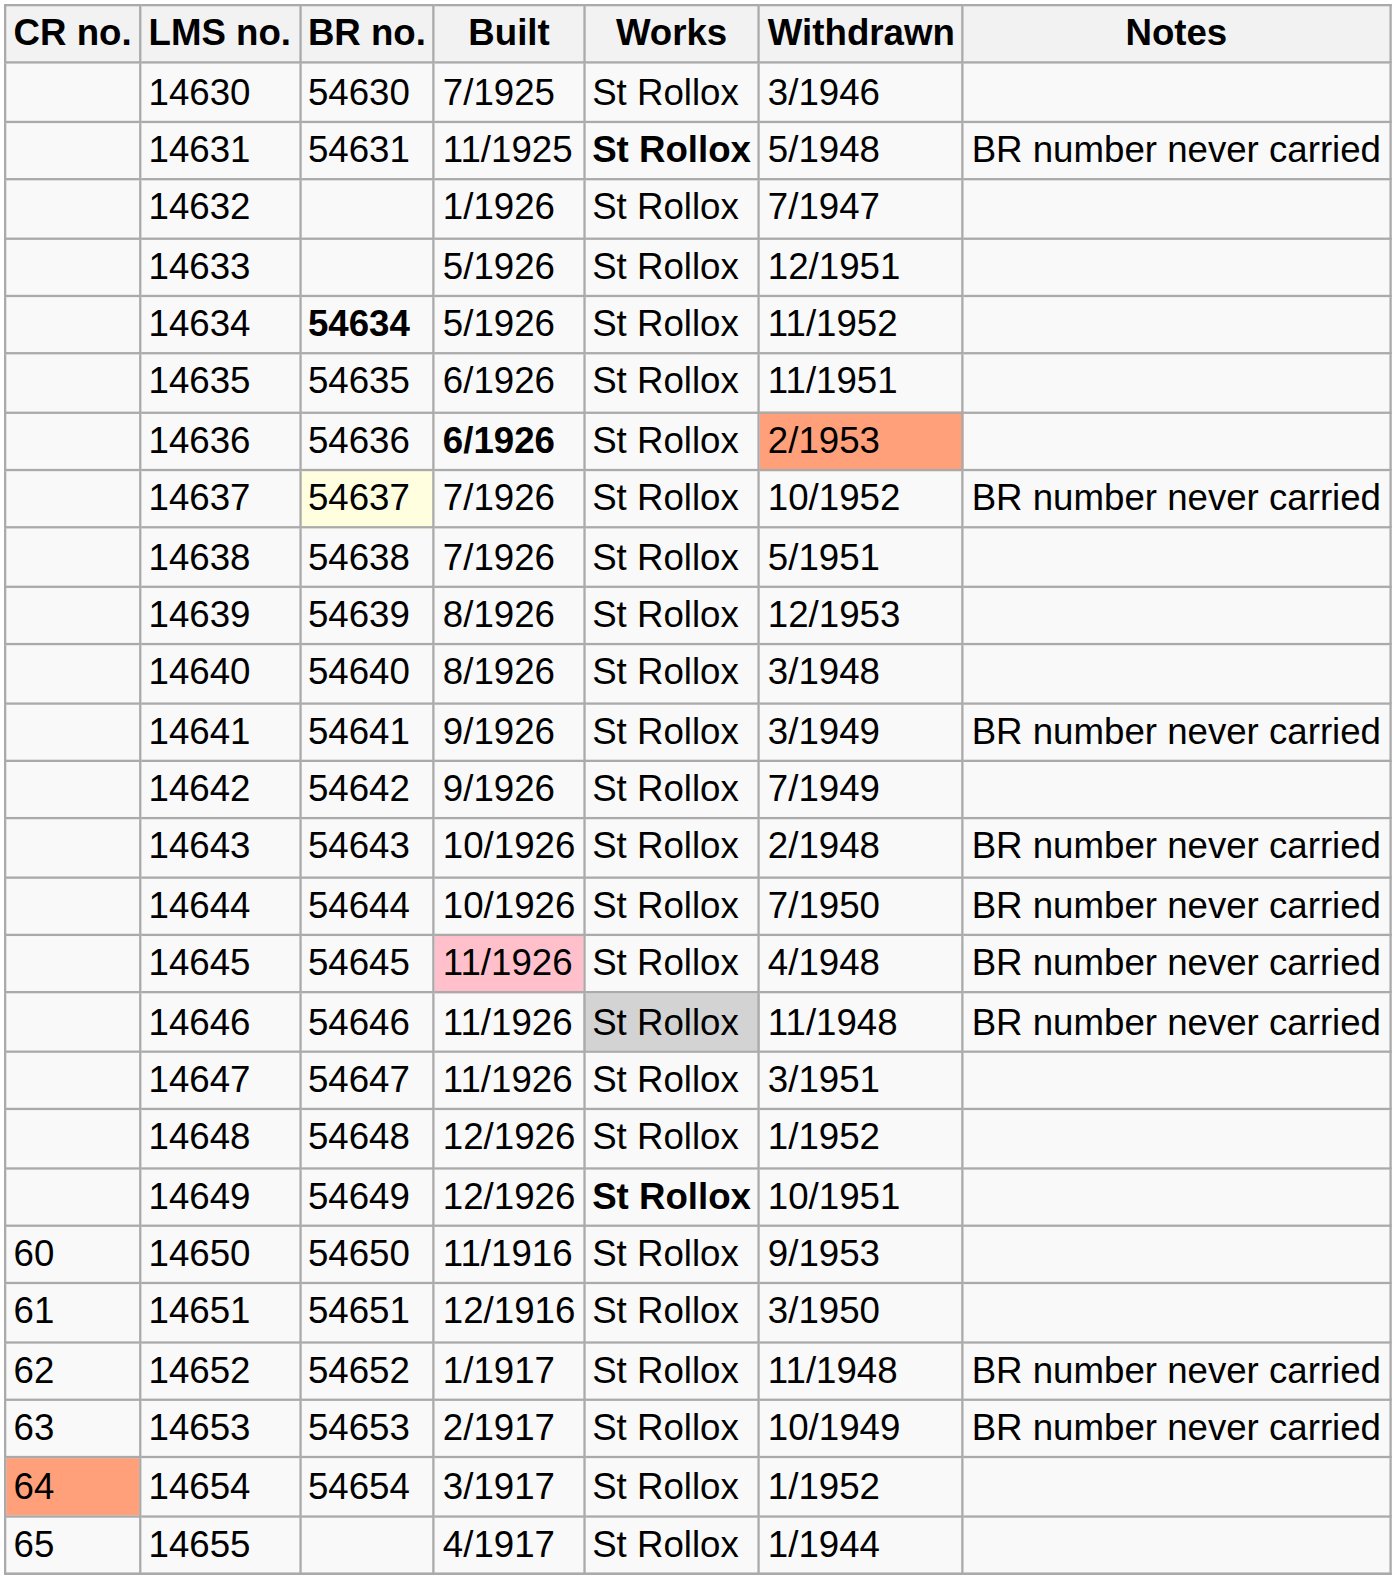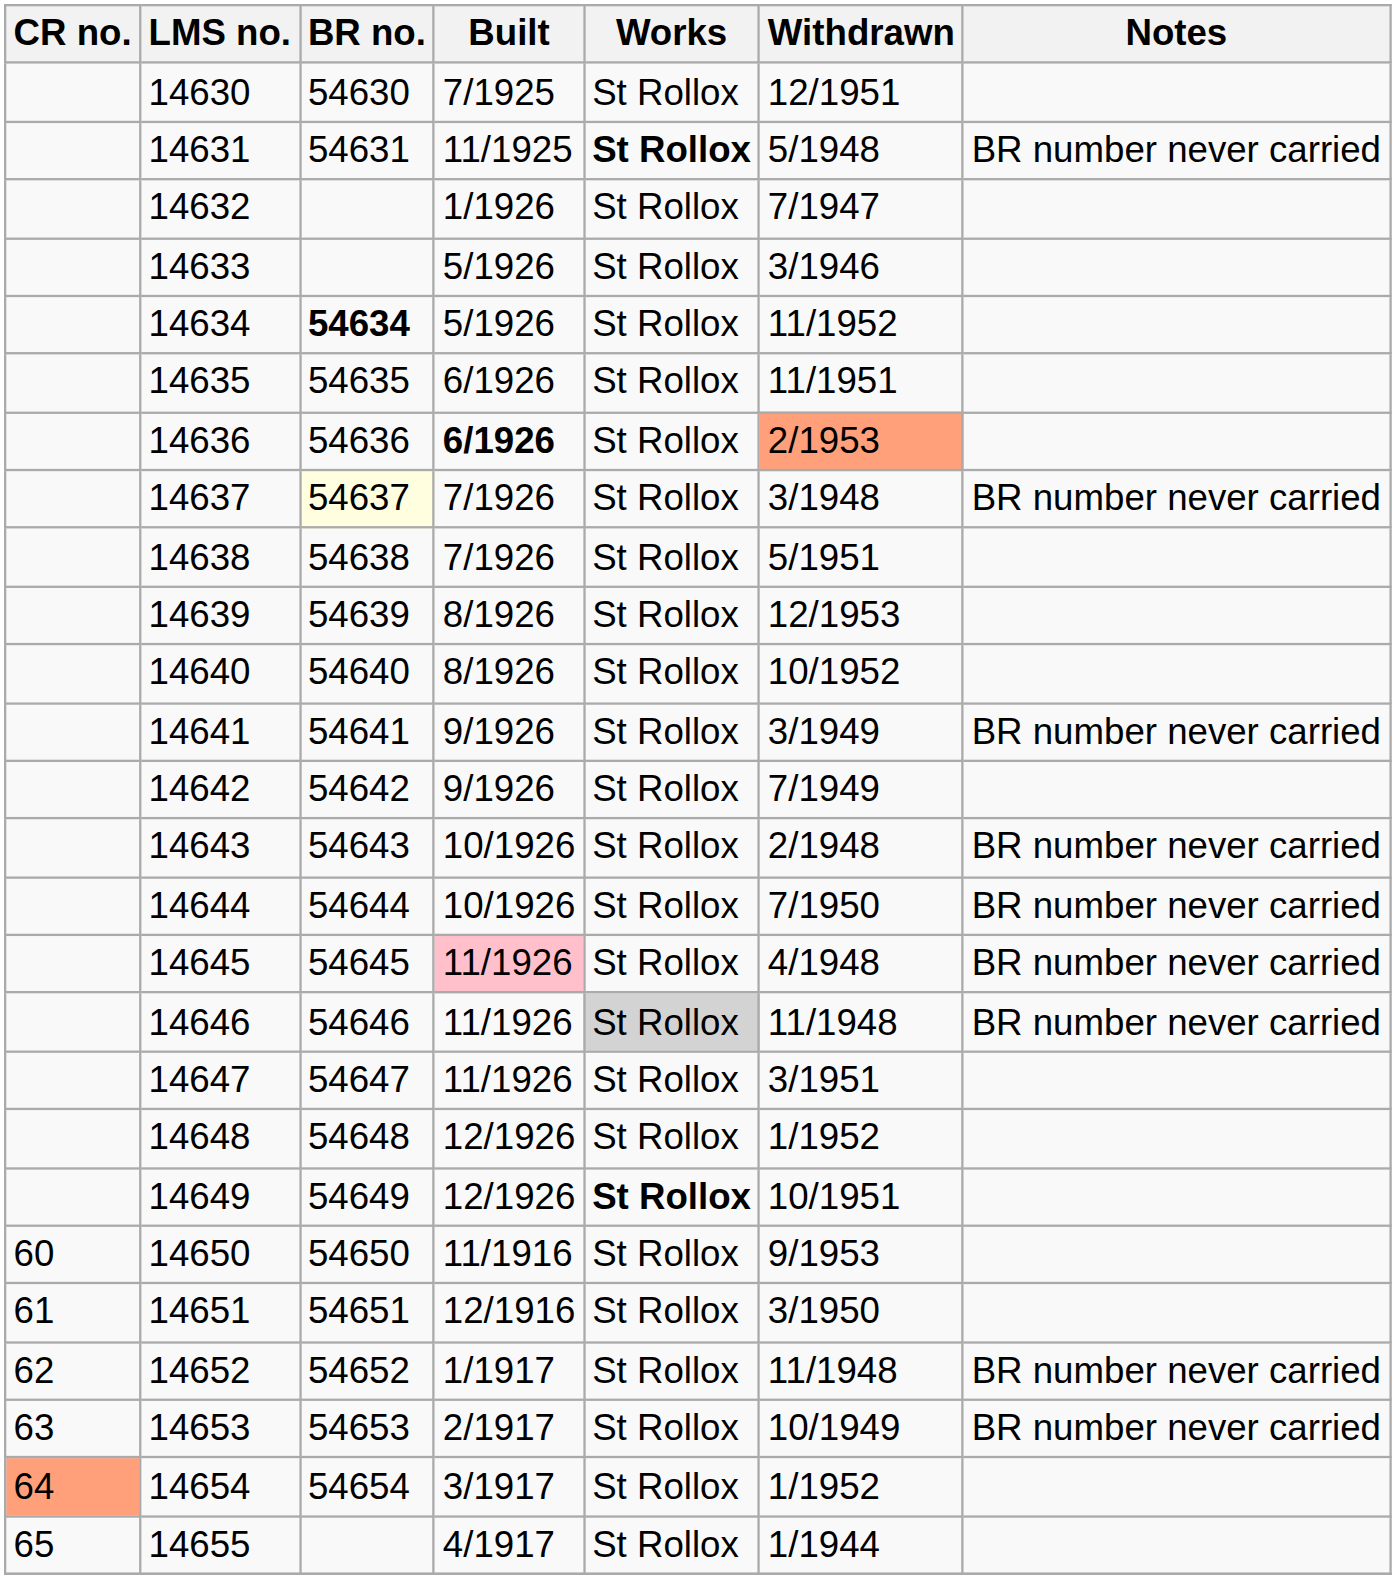(824, 91) 3/1946 -> (834, 91) 12/1951
(834, 265) 12/1951 -> (824, 265) 3/1946
(834, 498) 10/1952 -> (824, 498) 3/1948
(824, 672) 3/1948 -> (834, 672) 10/1952
